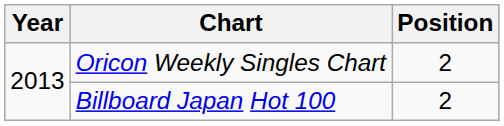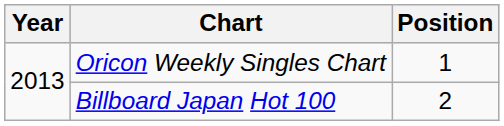(445, 62) 2 -> (445, 62) 1
